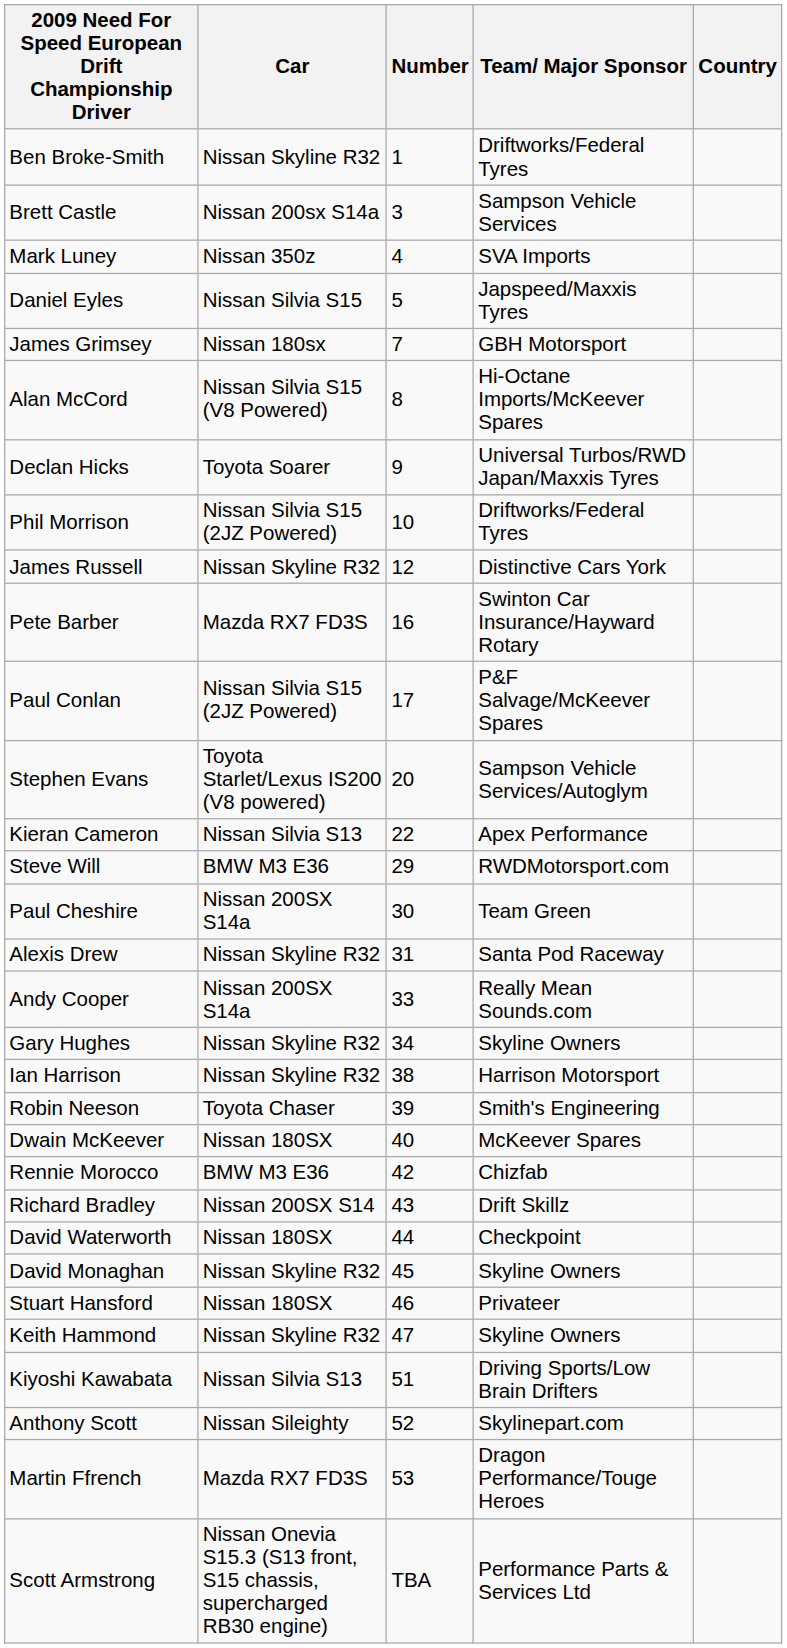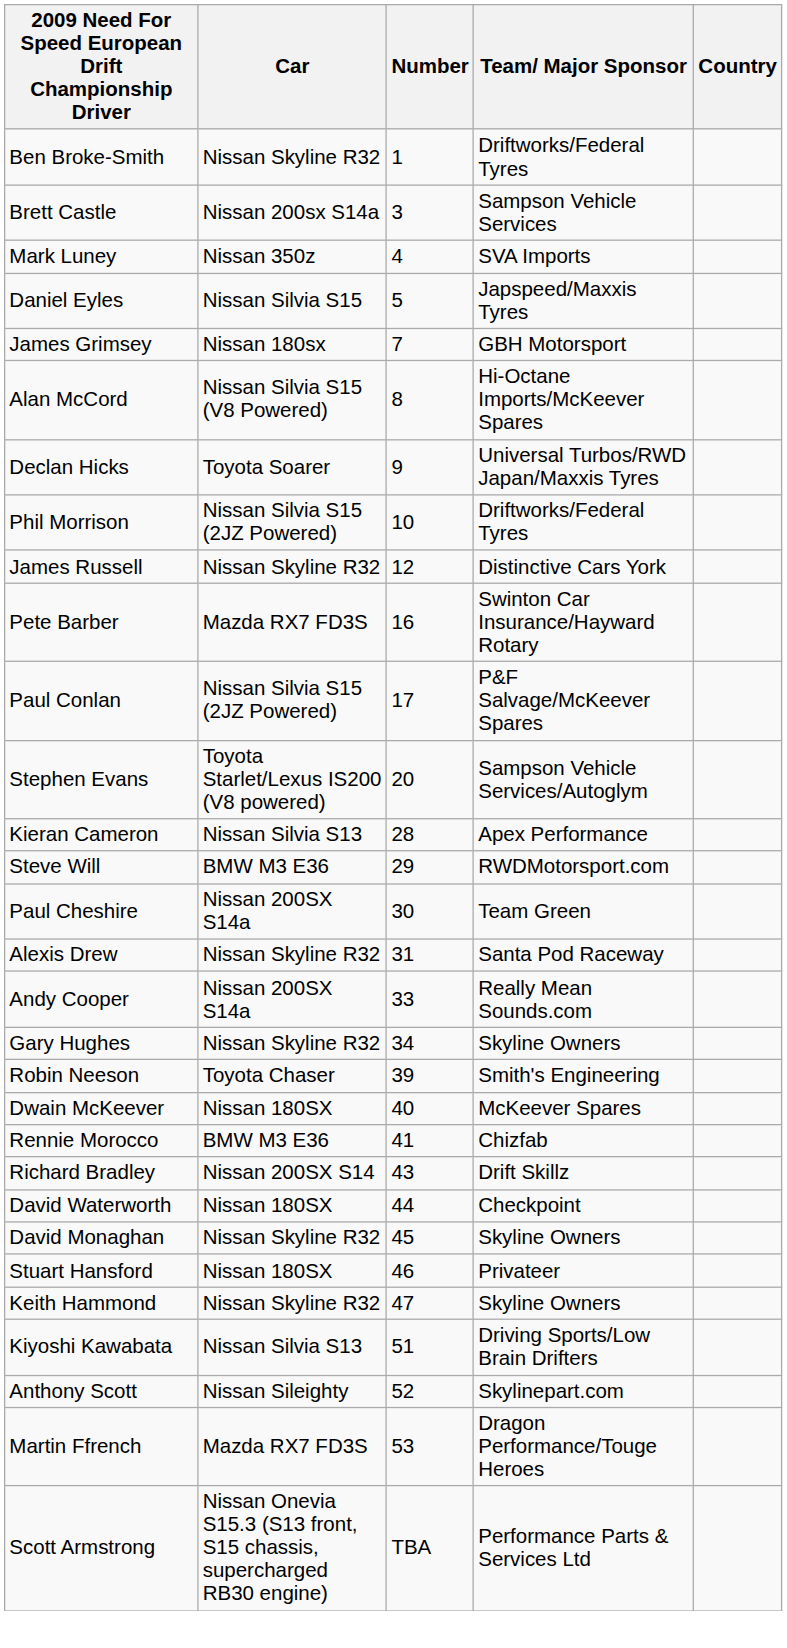(403, 834) 22 -> (403, 834) 28
- row: (65, 1075)
(403, 1173) 42 -> (403, 1140) 41
